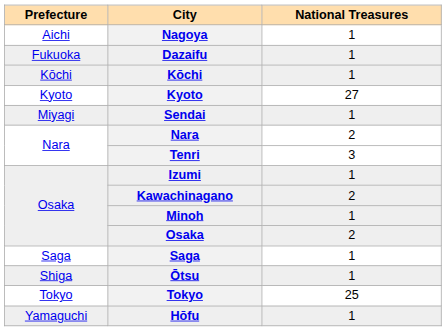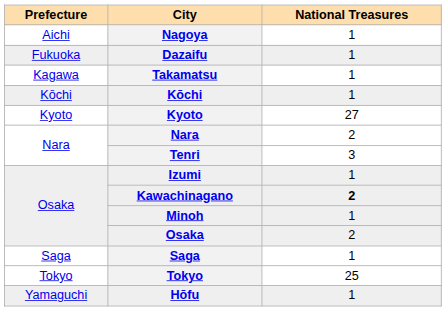+ row: (185, 75)
- row: (185, 115)
(352, 195) normal -> (352, 195) bold
- row: (185, 275)
